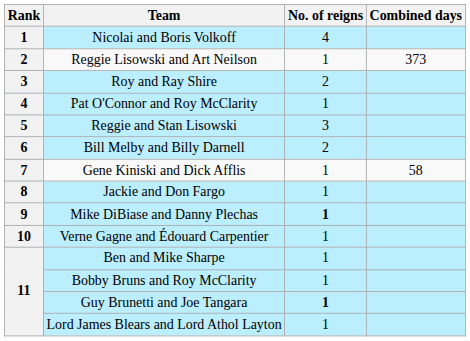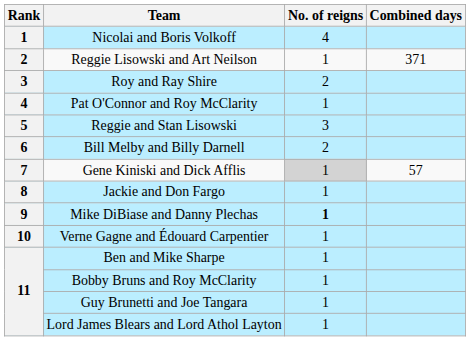(416, 59) 373 -> (416, 59) 371
(326, 170) no background -> (326, 170) lightgrey background
(416, 170) 58 -> (416, 170) 57
(326, 302) bold -> (326, 302) normal
